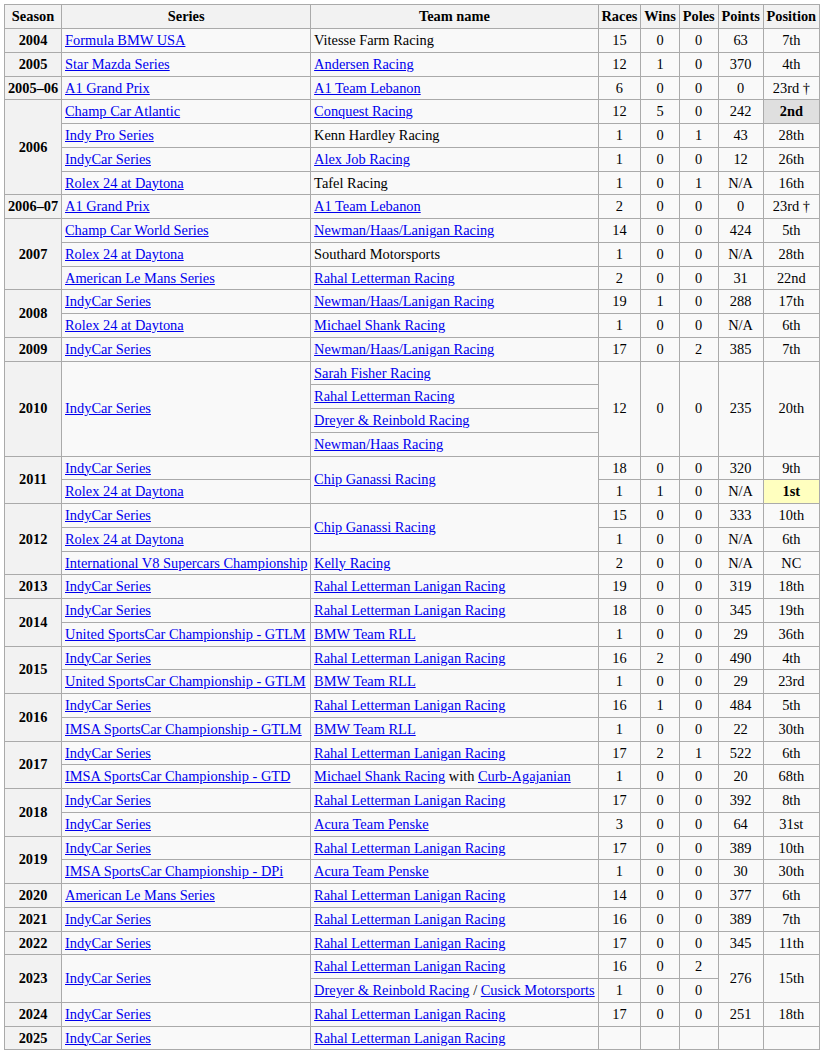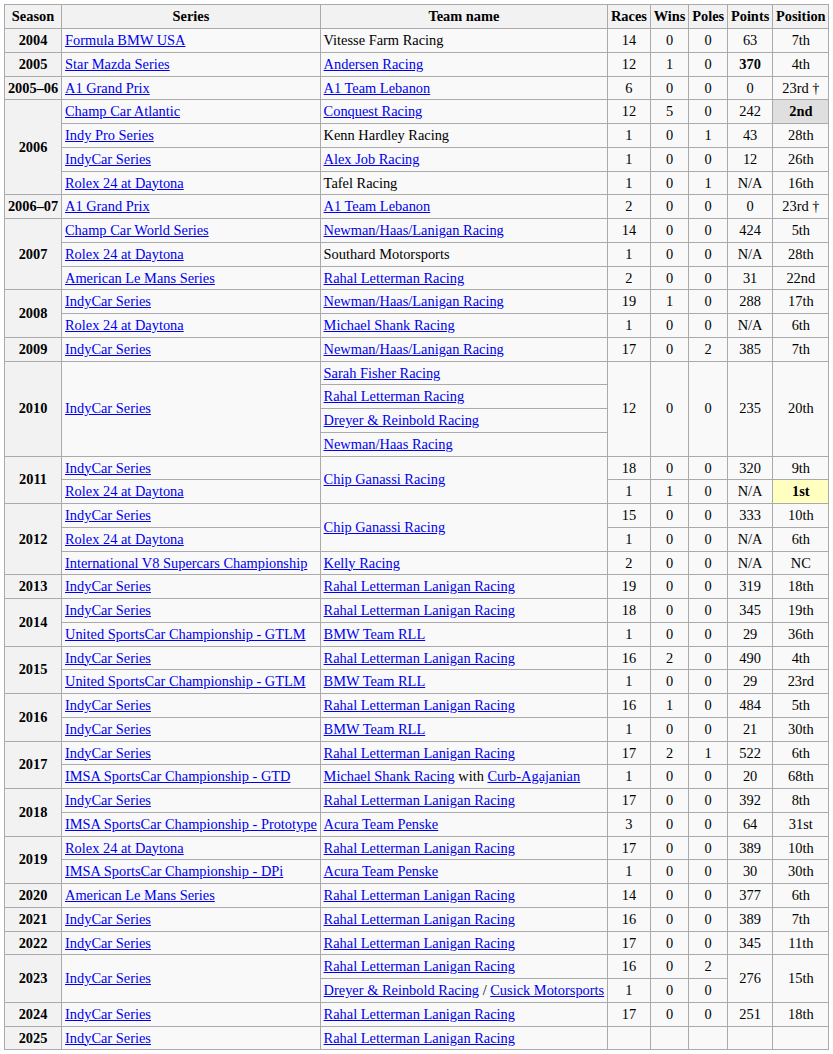(619, 40) 15 -> (629, 40) 14
(741, 64) normal -> (750, 64) bold
(183, 729) IMSA SportsCar Championship - GTLM -> (108, 729) IndyCar Series
(741, 729) 22 -> (750, 729) 21
(108, 824) IndyCar Series -> (191, 824) IMSA SportsCar Championship - Prototype
(108, 848) IndyCar Series -> (124, 848) Rolex 24 at Daytona
